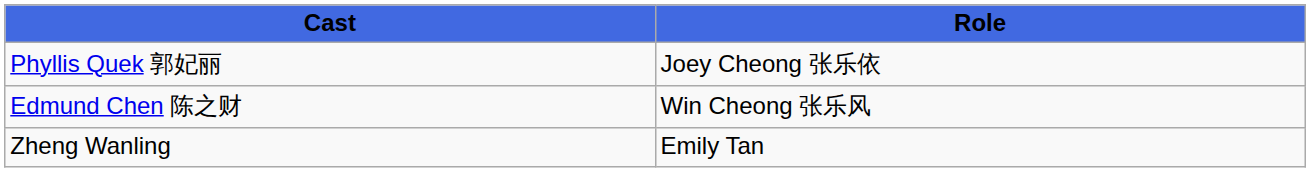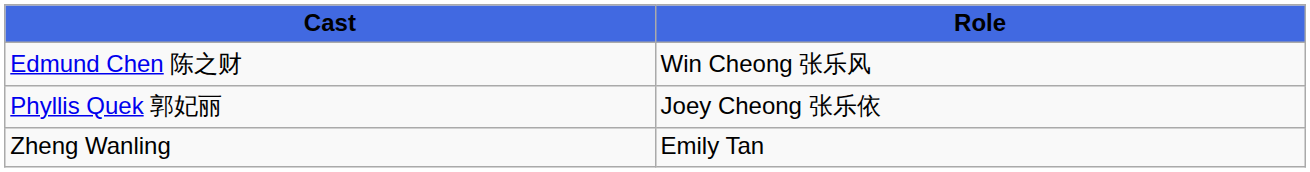rows swapped: (126, 105) <-> (116, 63)
